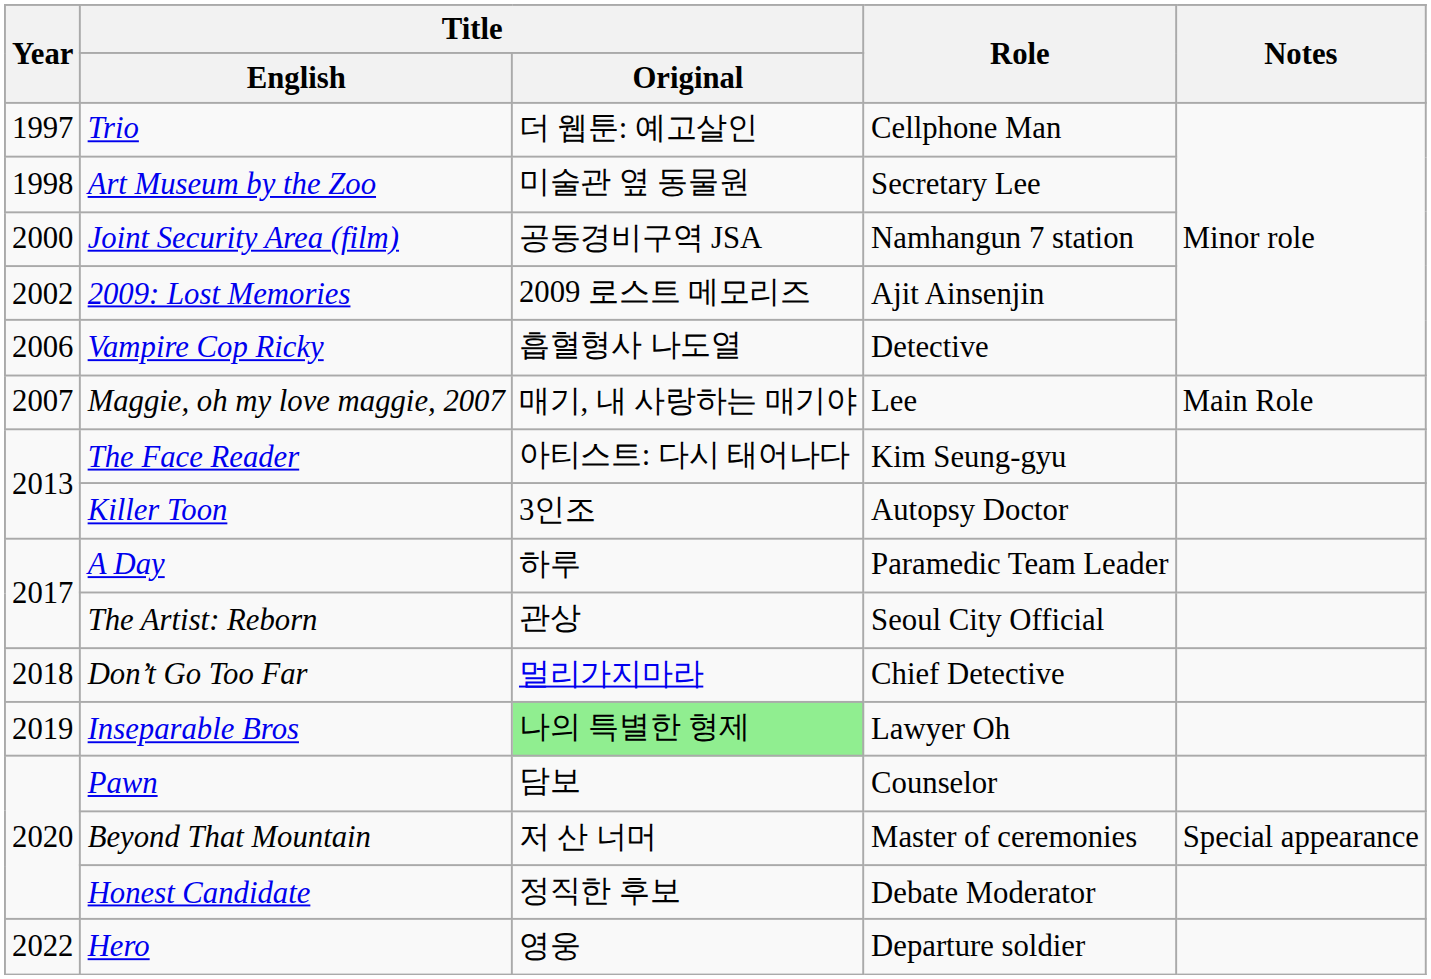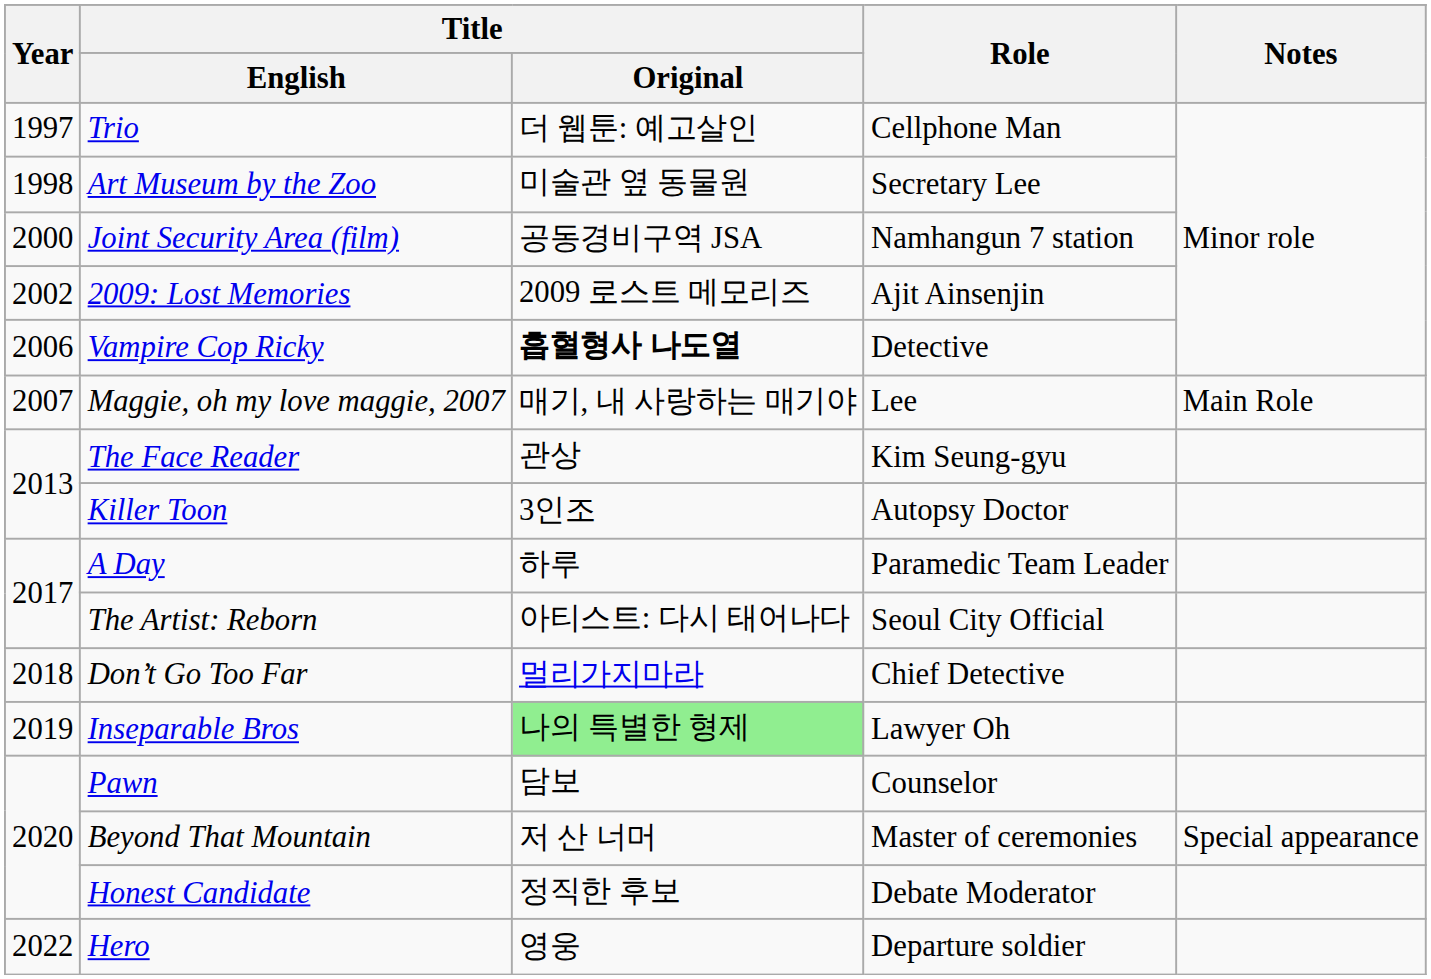(630, 346) normal -> (630, 346) bold
(685, 455) 아티스트: 다시 태어나다 -> (550, 455) 관상
(550, 618) 관상 -> (685, 618) 아티스트: 다시 태어나다
